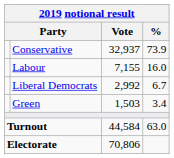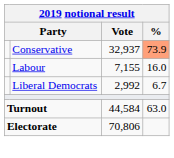(157, 49) no background -> (157, 49) lightsalmon background
- row: (26, 103)
